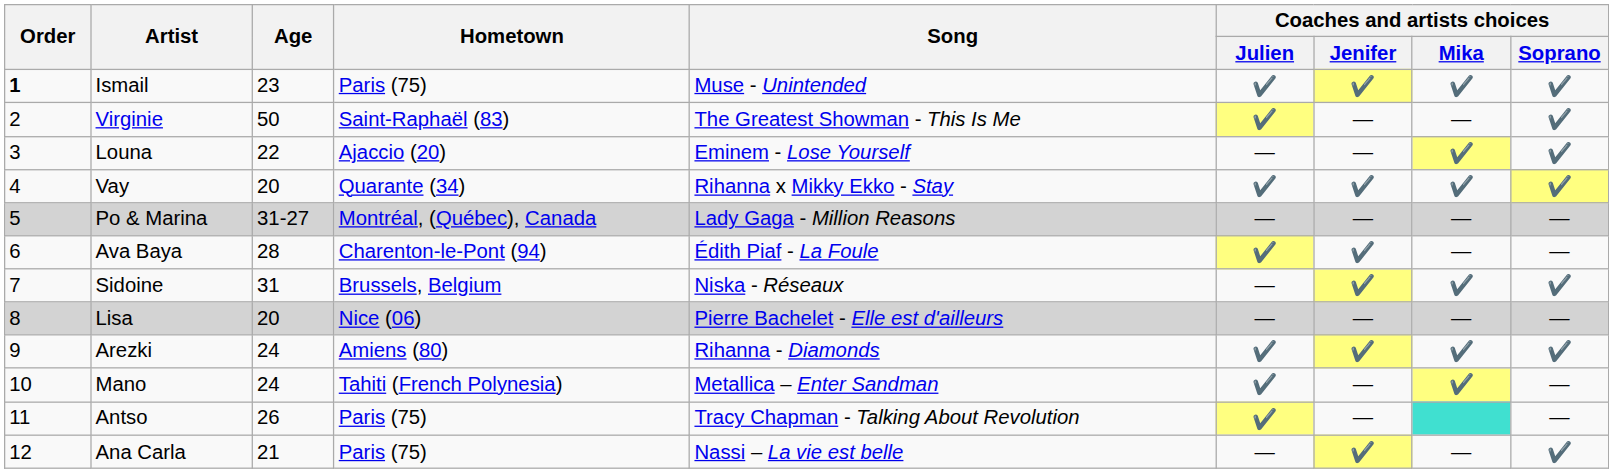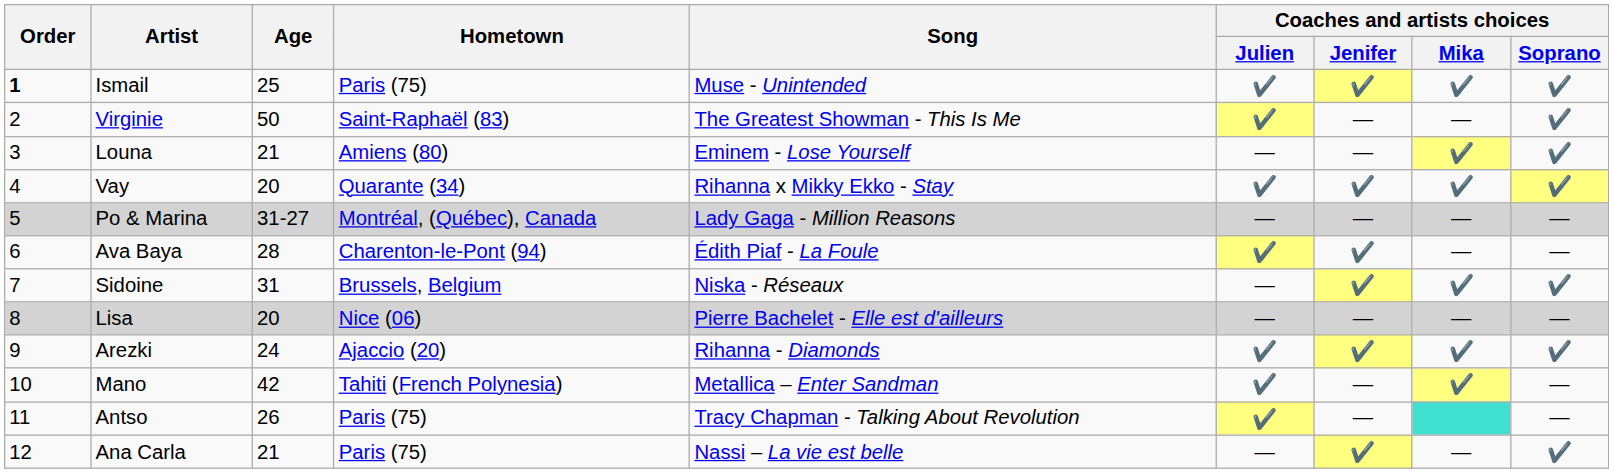(268, 85) 23 -> (268, 85) 25
(268, 152) 22 -> (268, 152) 21
(392, 152) Ajaccio (20) -> (394, 152) Amiens (80)
(394, 351) Amiens (80) -> (392, 351) Ajaccio (20)
(268, 384) 24 -> (268, 384) 42
